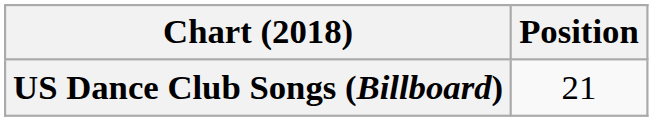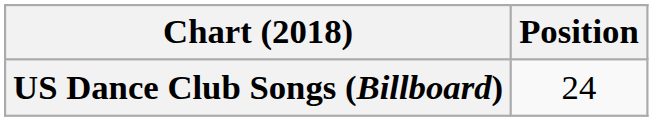(579, 87) 21 -> (579, 87) 24
